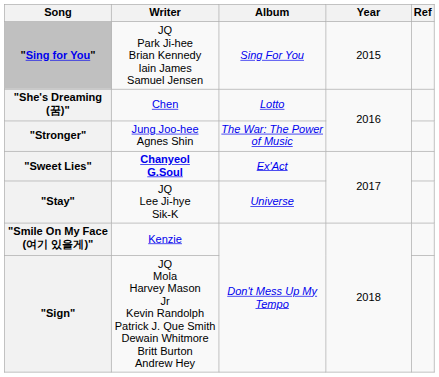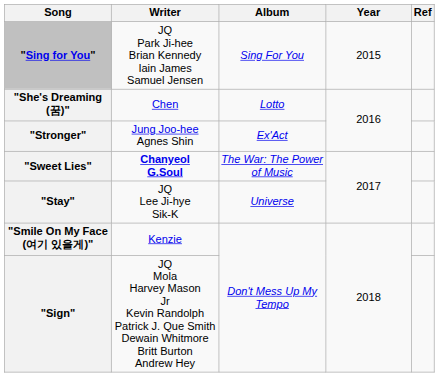(272, 136) The War: The Power of Music -> (272, 136) Ex'Act
(272, 166) Ex'Act -> (272, 166) The War: The Power of Music
